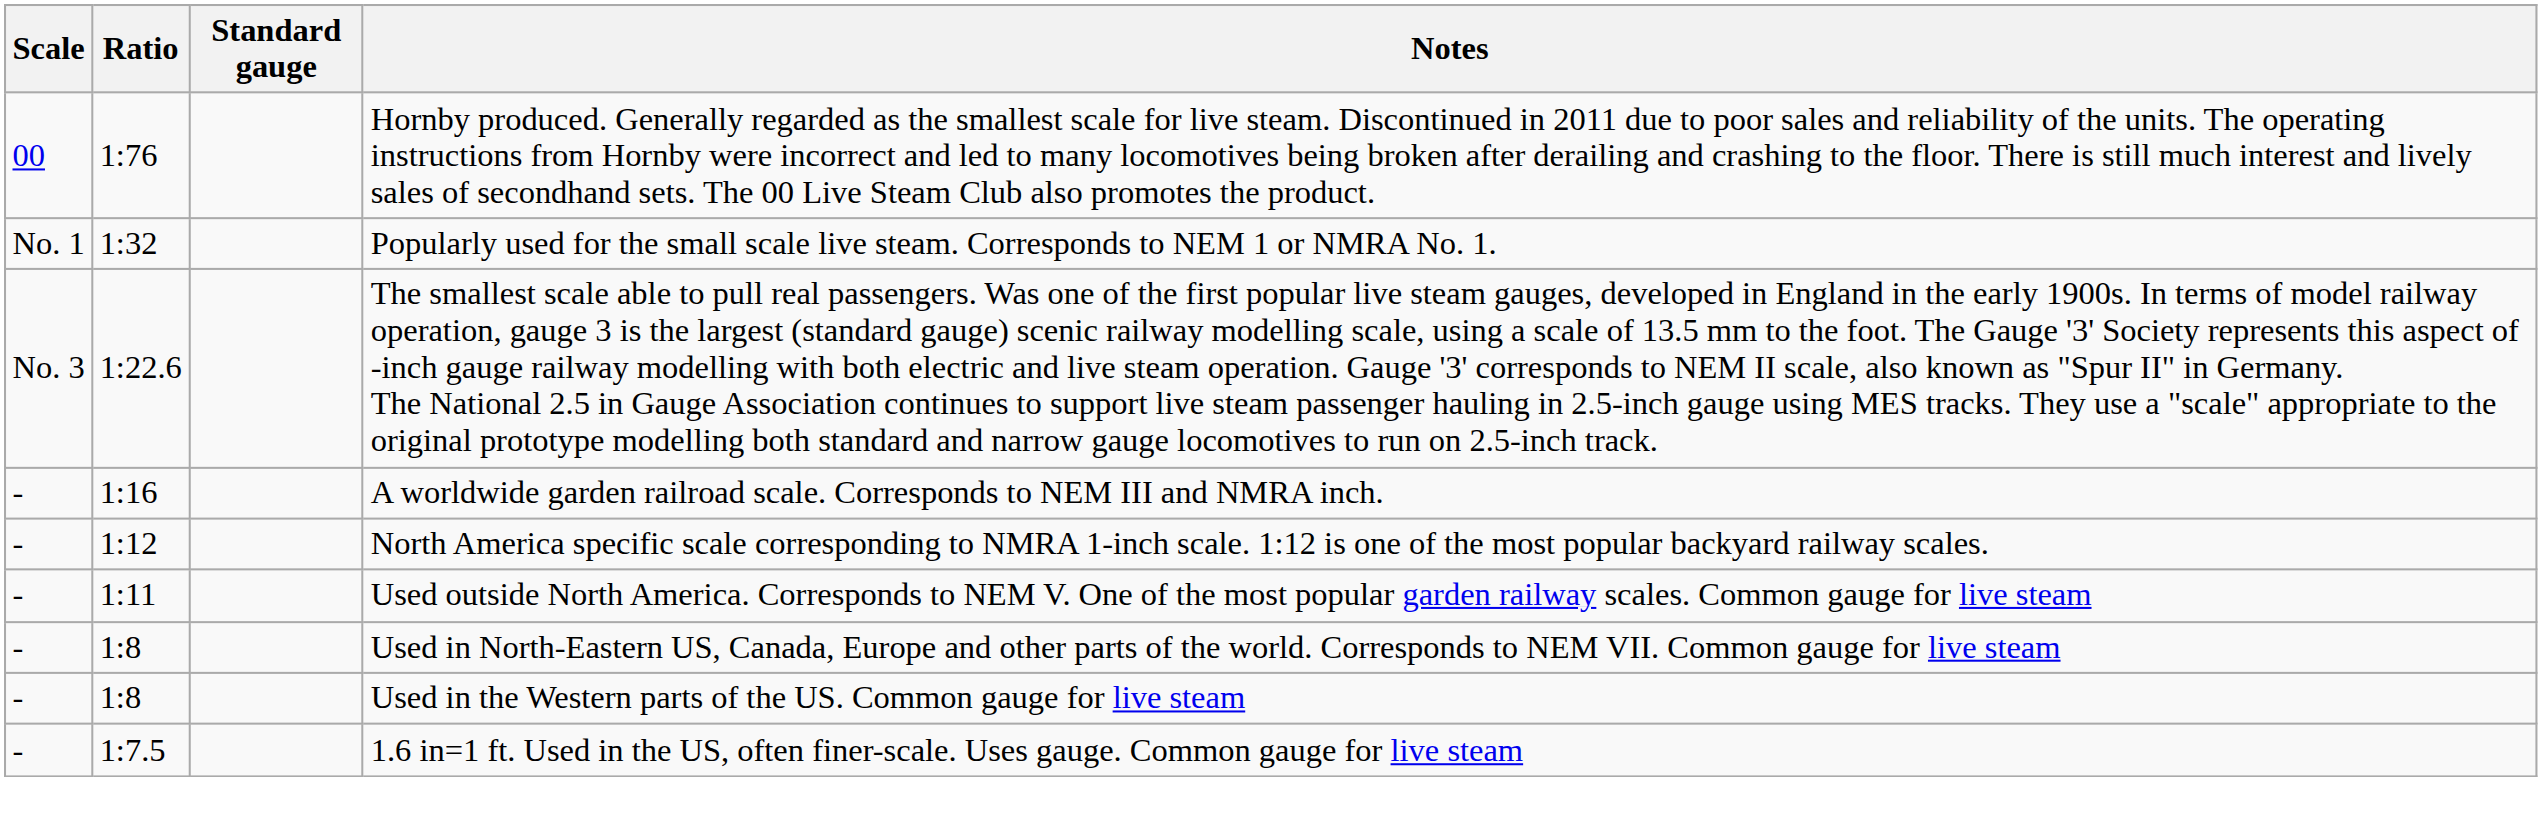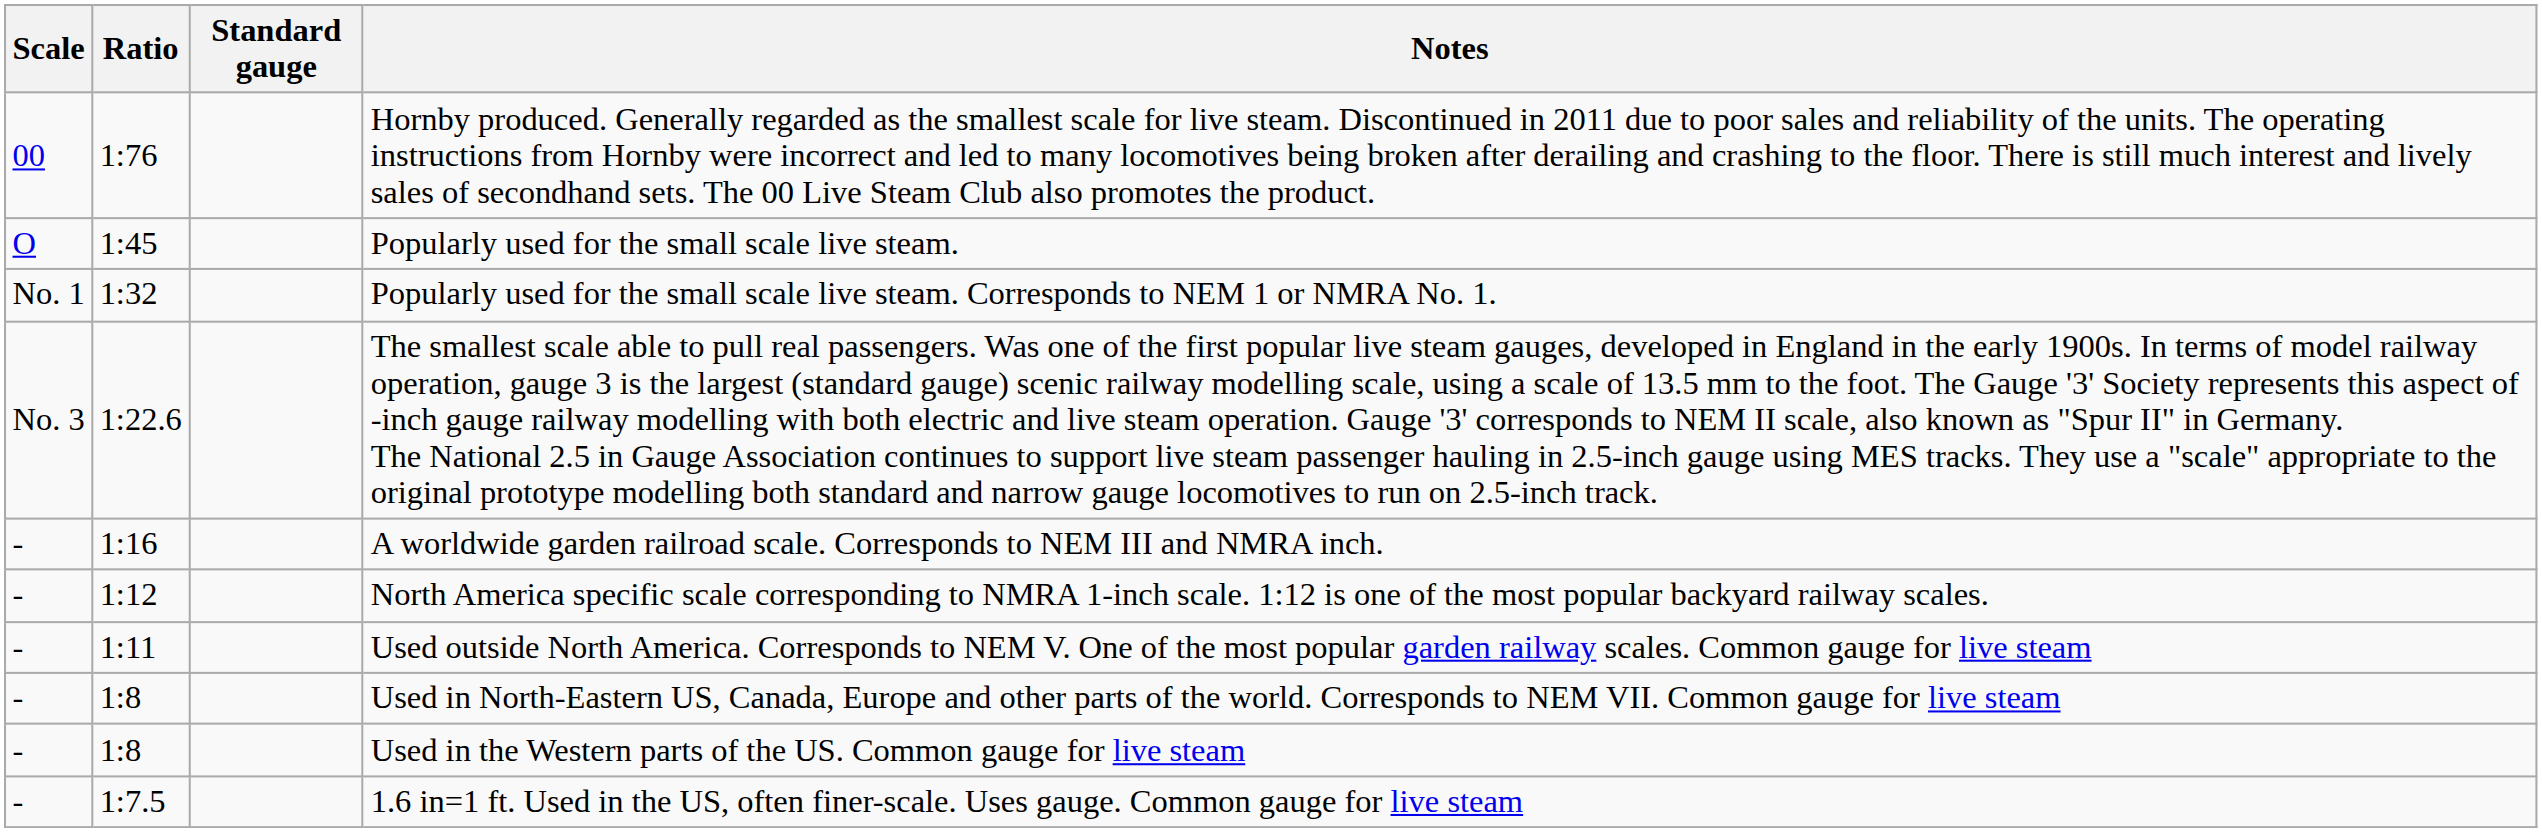+ row: (665, 242)
